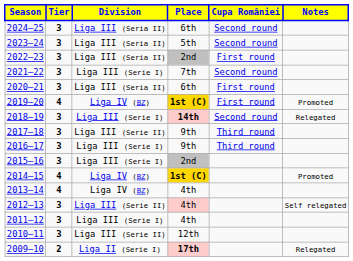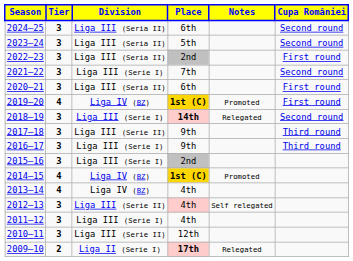columns swapped: (316, 12) <-> (246, 12)
